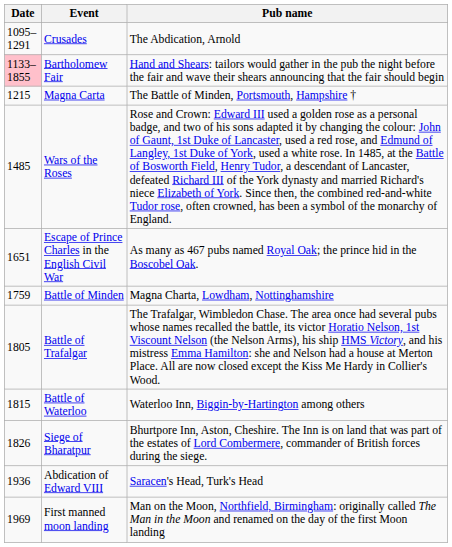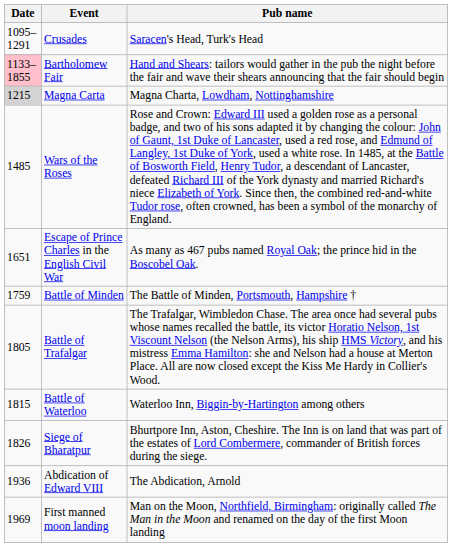(185, 38) The Abdication, Arnold -> (196, 38) Saracen's Head, Turk's Head
(19, 95) no background -> (19, 95) lightgrey background
(243, 95) The Battle of Minden, Portsmouth, Hampshire † -> (232, 95) Magna Charta, Lowdham, Nottinghamshire
(232, 295) Magna Charta, Lowdham, Nottinghamshire -> (243, 295) The Battle of Minden, Portsmouth, Hampshire †
(196, 481) Saracen's Head, Turk's Head -> (185, 481) The Abdication, Arnold
